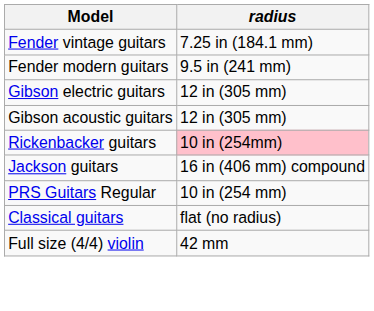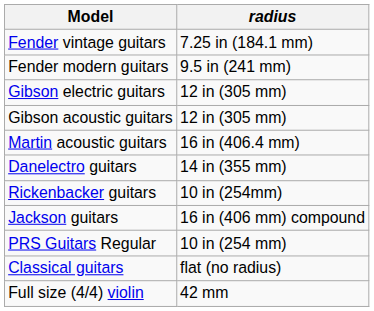+ row: (87, 142)
+ row: (72, 167)
(231, 142) pink background -> (231, 192) no background
